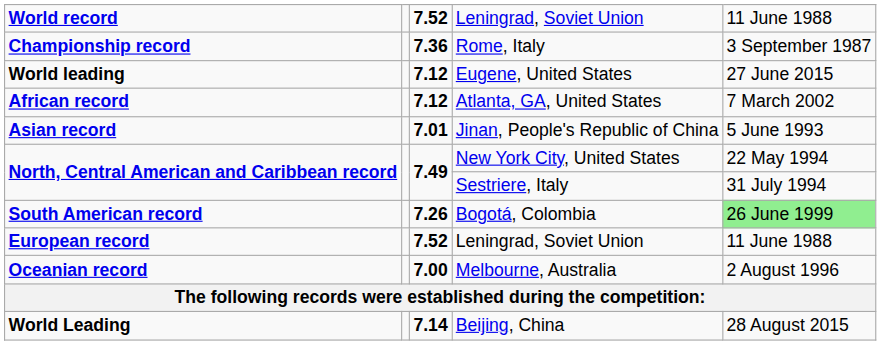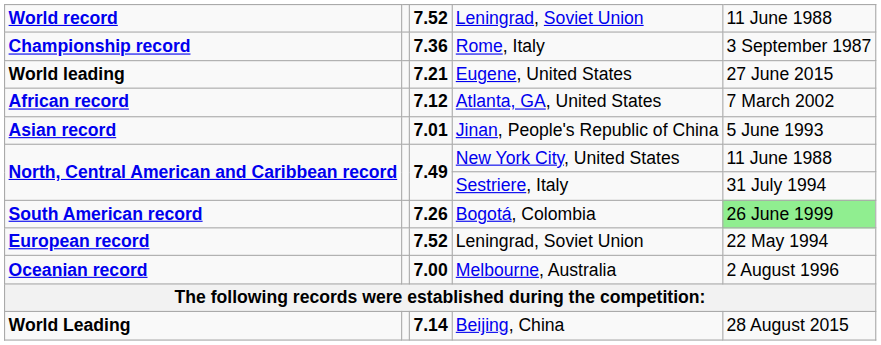(431, 74) 7.12 -> (431, 74) 7.21
(777, 158) 22 May 1994 -> (779, 158) 11 June 1988
(779, 241) 11 June 1988 -> (777, 241) 22 May 1994
